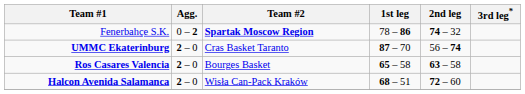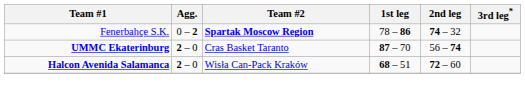- row: (122, 65)
